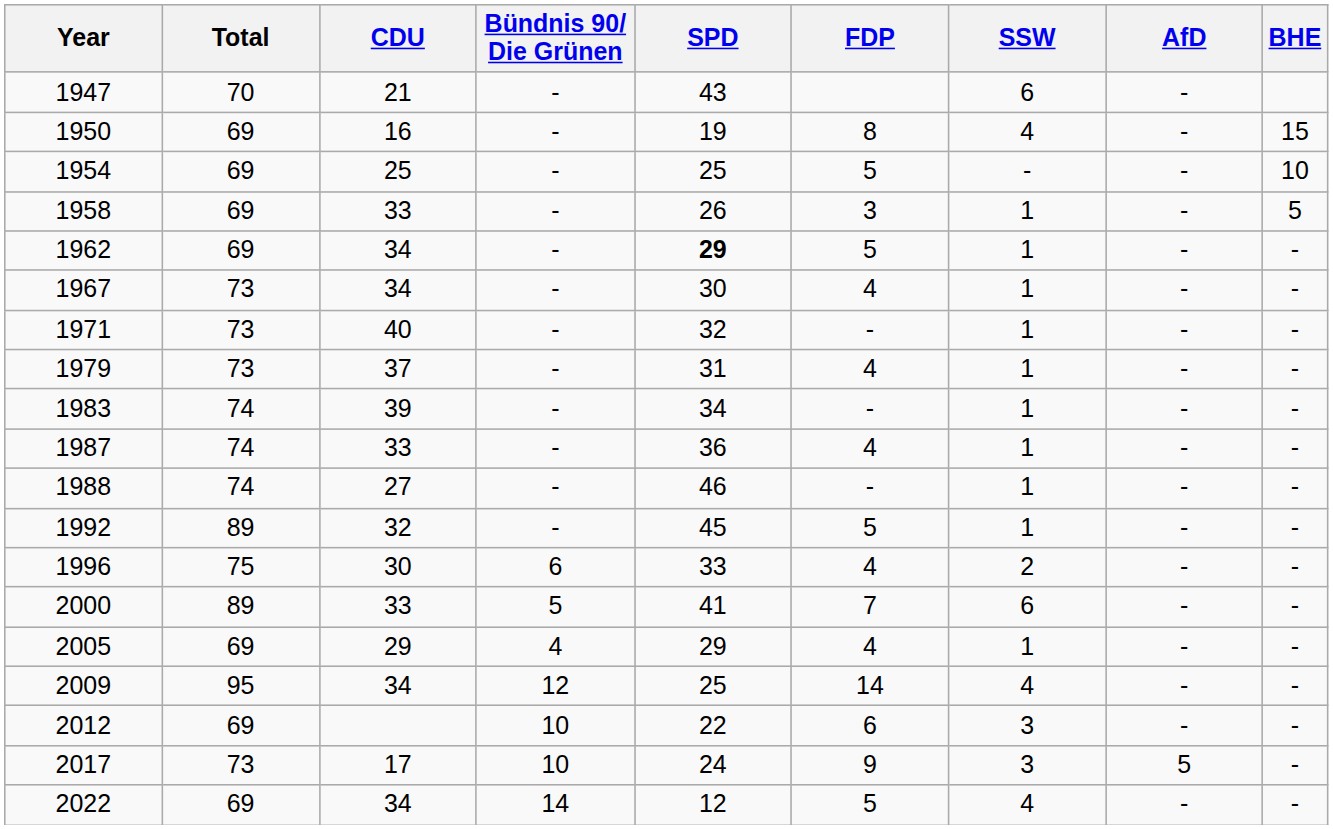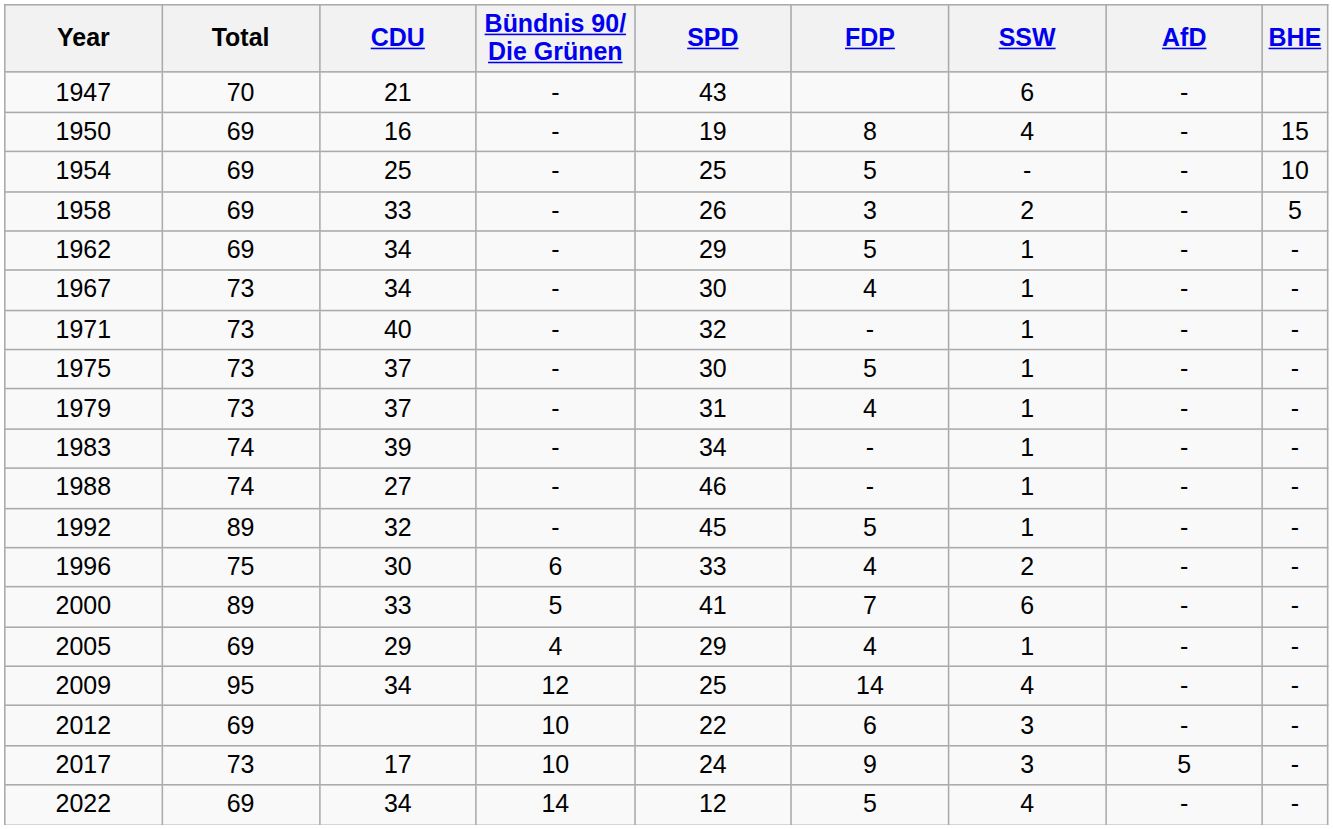(1027, 210) 1 -> (1027, 210) 2
(713, 250) bold -> (713, 250) normal
+ row: (83, 369)
- row: (83, 448)
